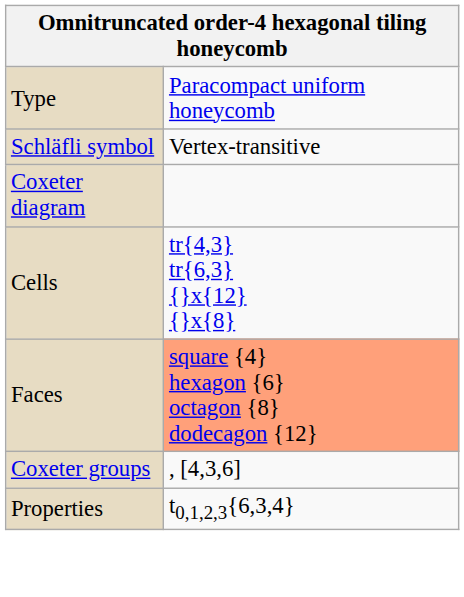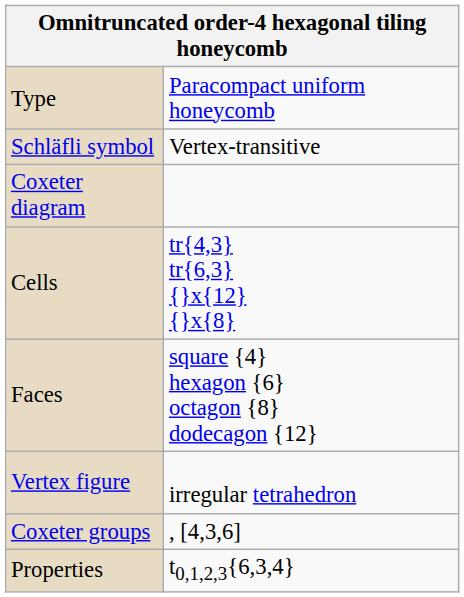(243, 395) lightsalmon background -> (243, 395) no background
+ row: (71, 482)
